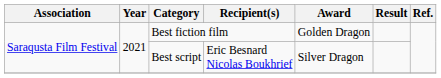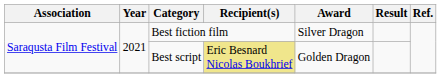(334, 32) Golden Dragon -> (331, 32) Silver Dragon
(249, 57) no background -> (249, 57) khaki background
(331, 57) Silver Dragon -> (334, 57) Golden Dragon
